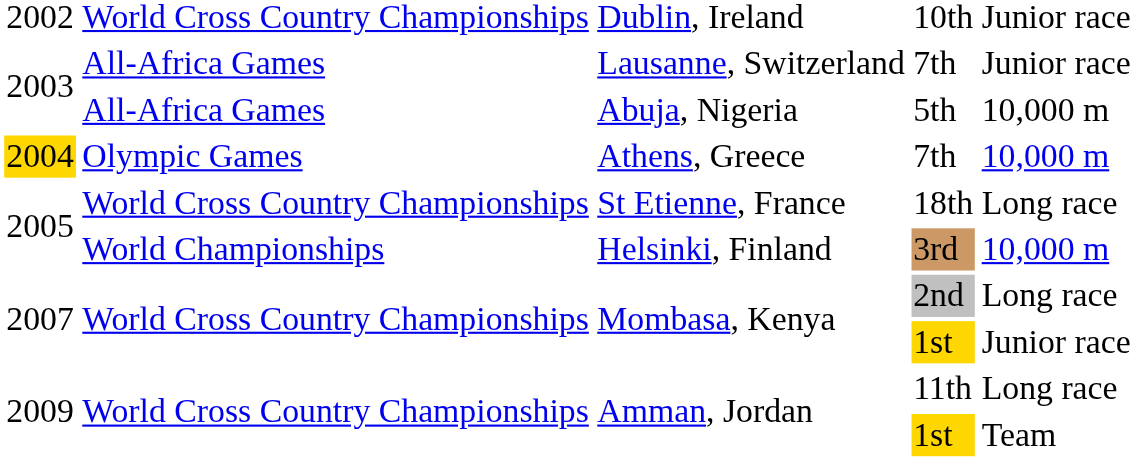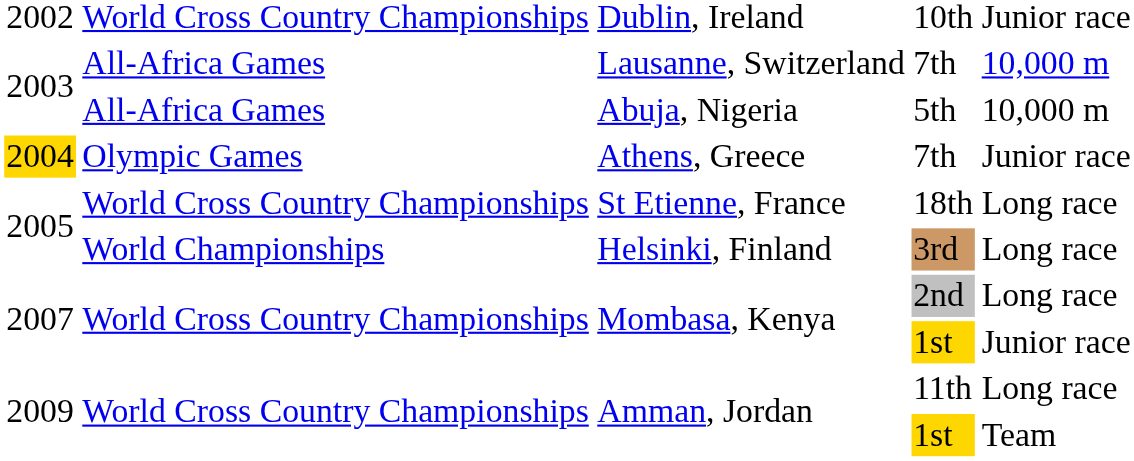(1056, 63) Junior race -> (1045, 63) 10,000 m
(1045, 156) 10,000 m -> (1056, 156) Junior race
(1045, 248) 10,000 m -> (1050, 248) Long race
